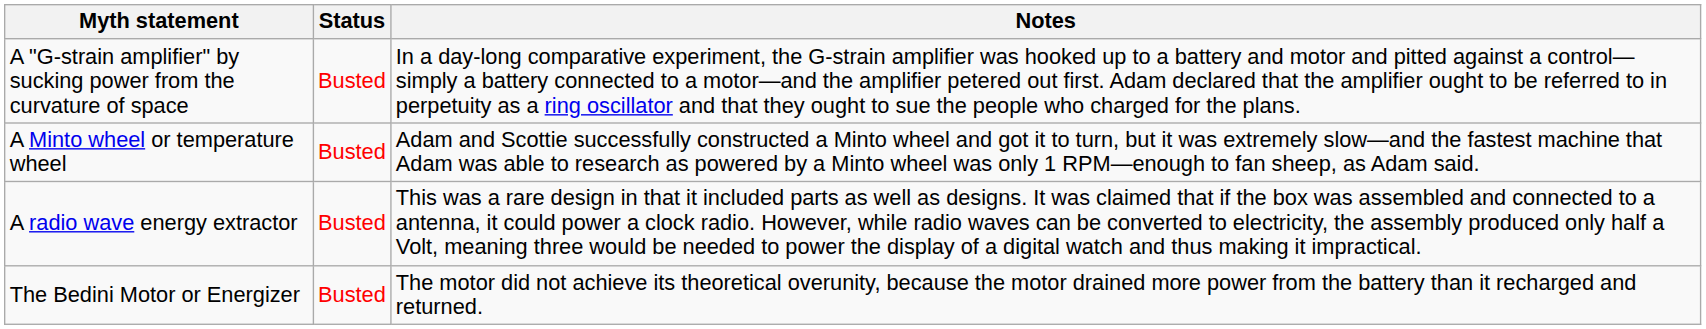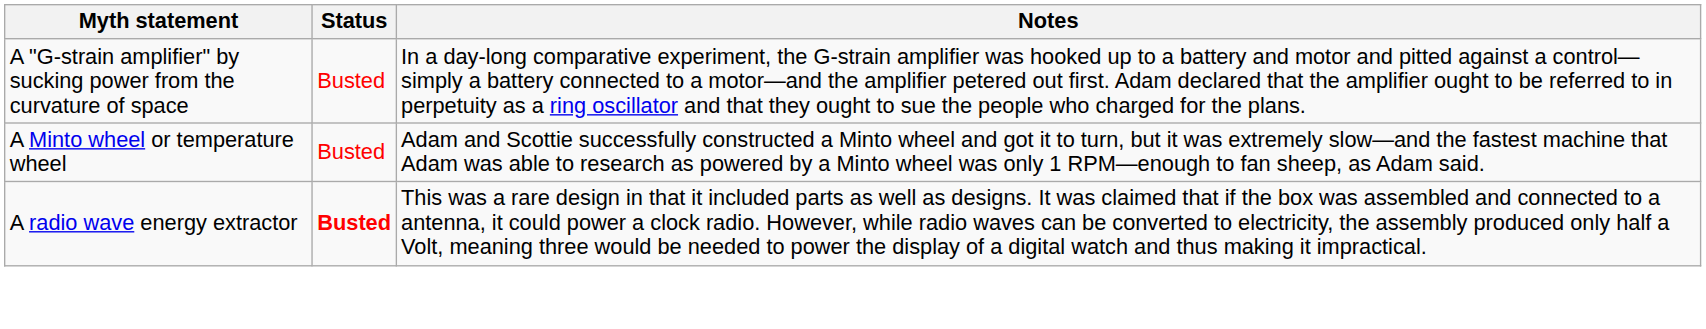(352, 223) normal -> (354, 223) bold
- row: (155, 294)
